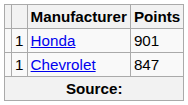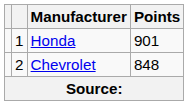(19, 65) 1 -> (19, 65) 2
(147, 65) 847 -> (147, 65) 848
